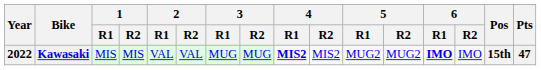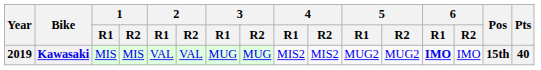(20, 55) 2022 -> (20, 55) 2019
(292, 55) bold -> (291, 55) normal
(525, 55) 47 -> (523, 55) 40
